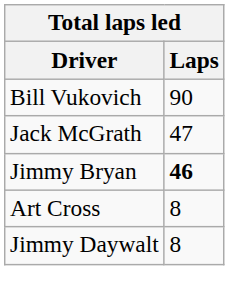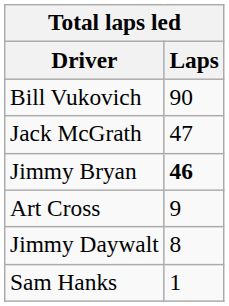(175, 208) 8 -> (175, 208) 9
+ row: (64, 282)
